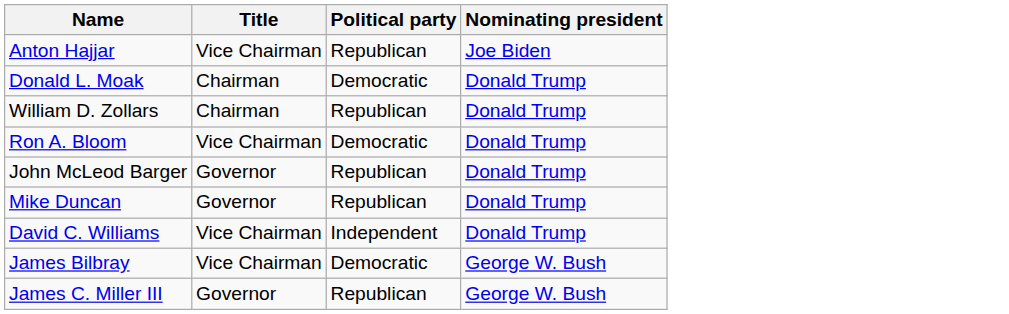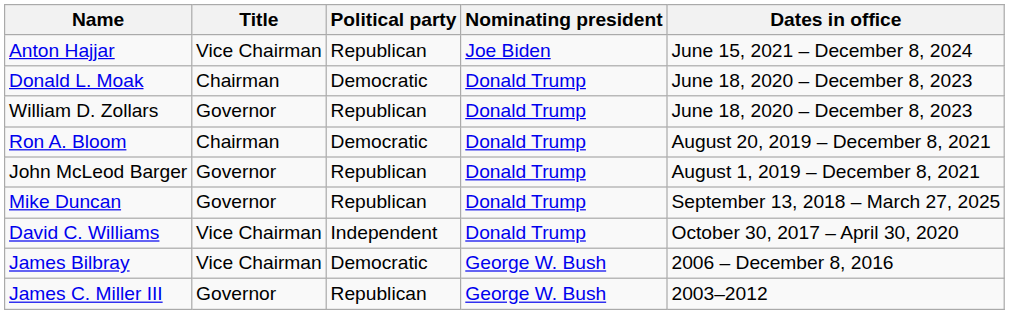+ column: (836, 19)
(238, 111) Chairman -> (236, 111) Governor
(259, 141) Vice Chairman -> (238, 141) Chairman
